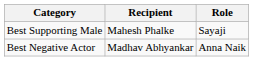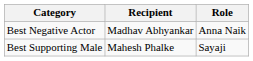rows swapped: (55, 30) <-> (51, 47)
